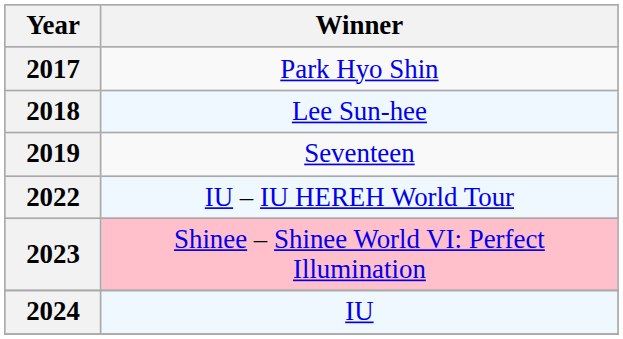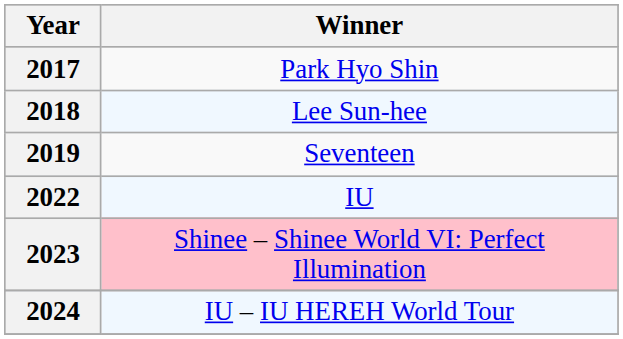(359, 196) IU – IU HEREH World Tour -> (359, 196) IU
(359, 311) IU -> (359, 311) IU – IU HEREH World Tour
